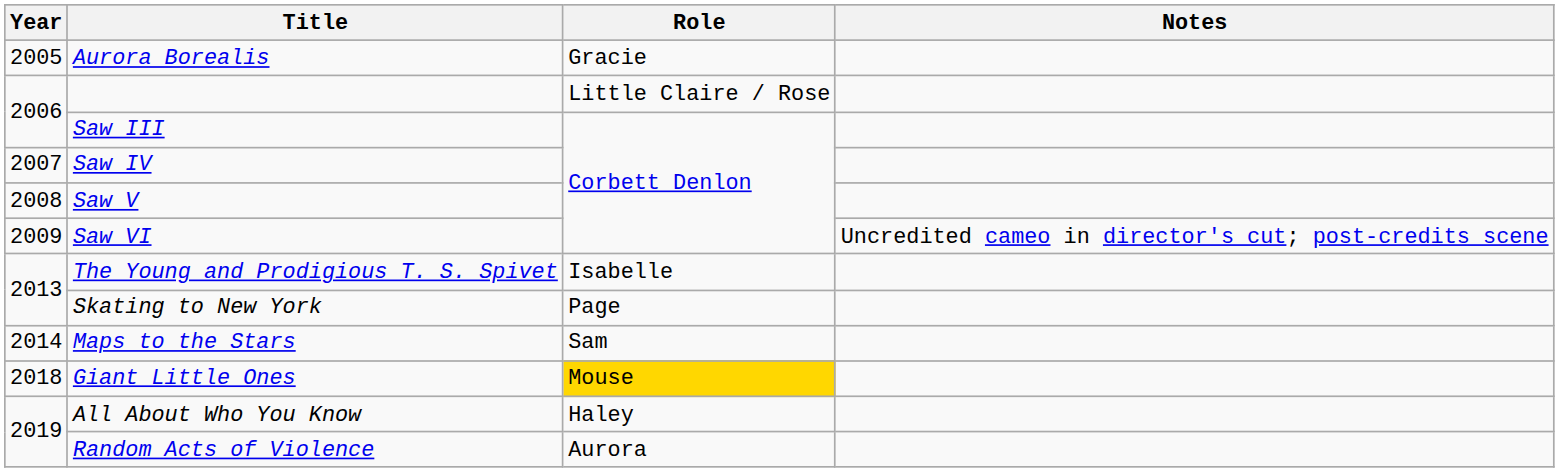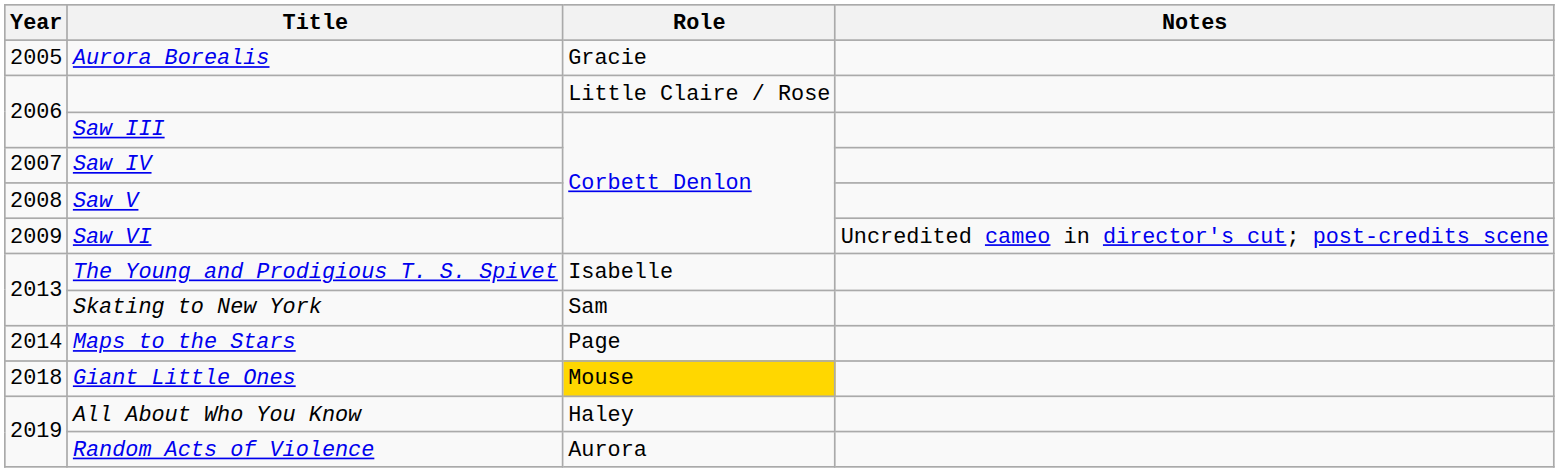(594, 307) Page -> (588, 307) Sam
(588, 343) Sam -> (594, 343) Page
